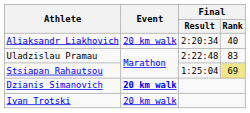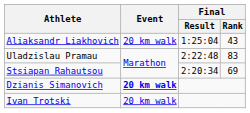(200, 40) 2:20:34 -> (200, 40) 1:25:04
(233, 40) 40 -> (233, 40) 43
(200, 70) 1:25:04 -> (200, 70) 2:20:34
(233, 70) khaki background -> (233, 70) no background
